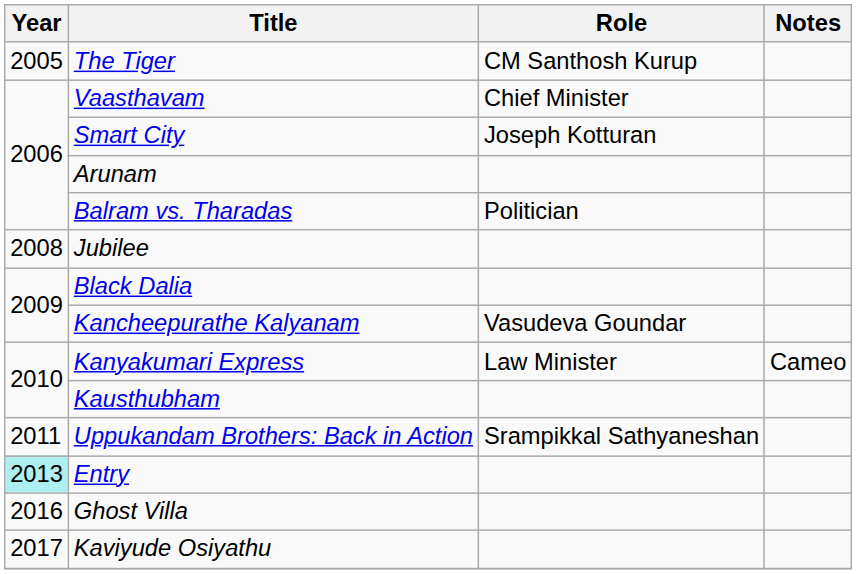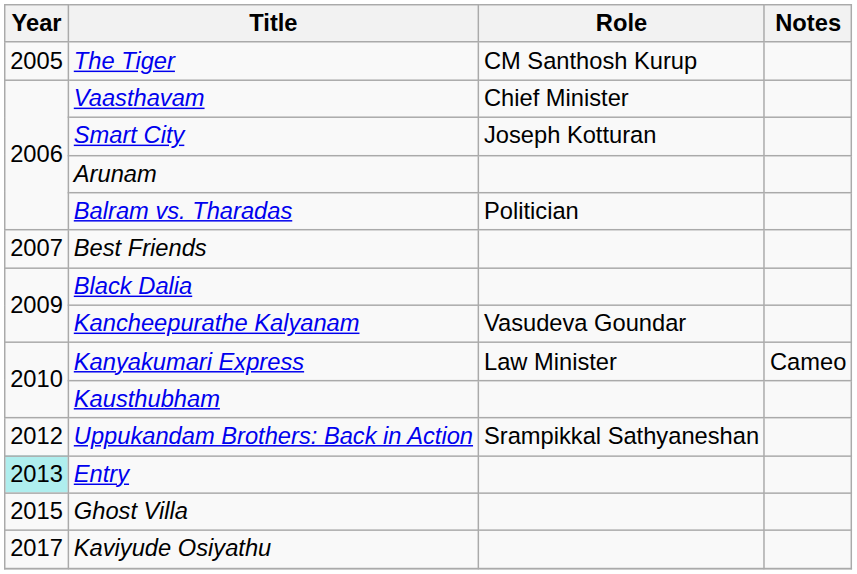+ row: (140, 248)
- row: (111, 248)
(36, 436) 2011 -> (37, 436) 2012
(37, 511) 2016 -> (37, 511) 2015
